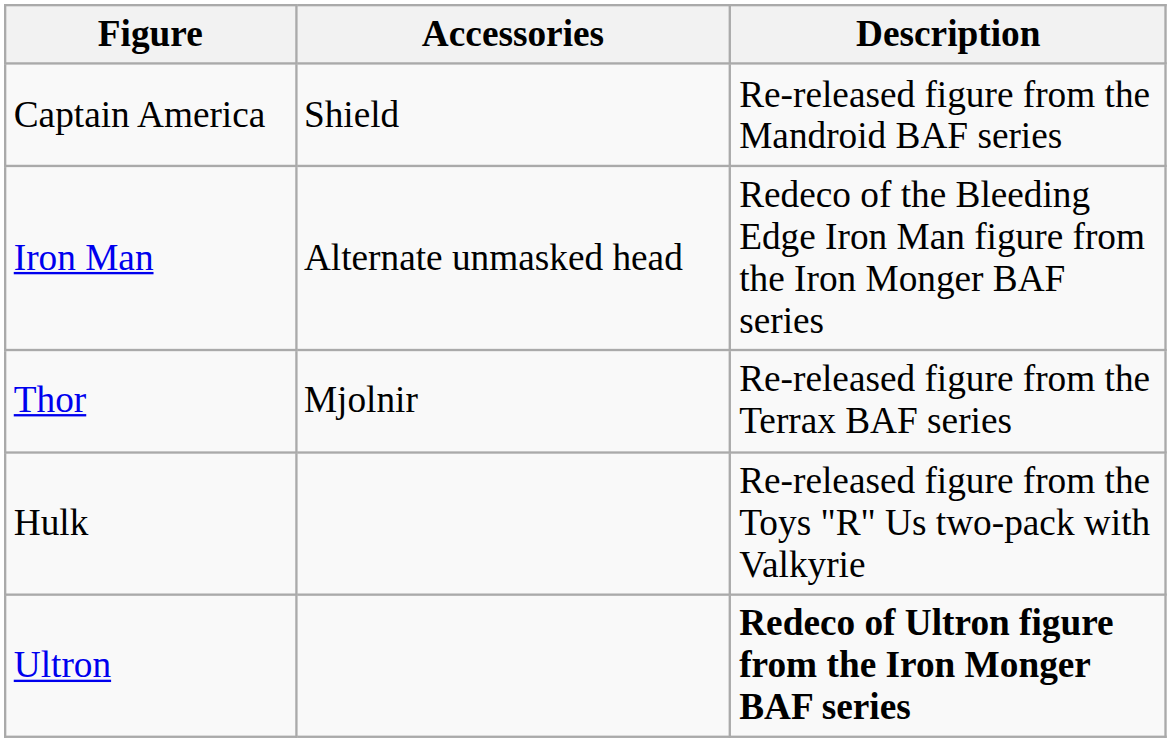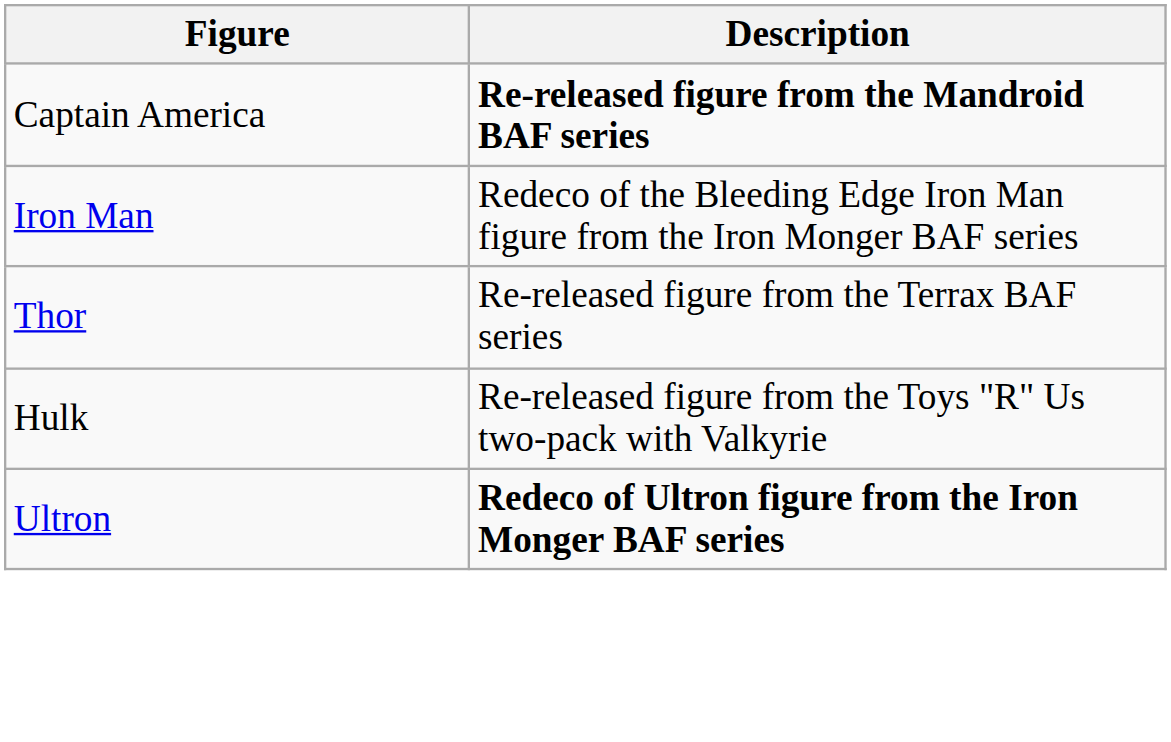- column: (513, 34)
(945, 114) normal -> (781, 114) bold
